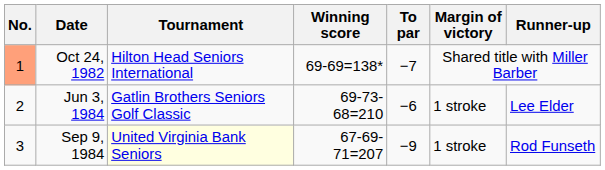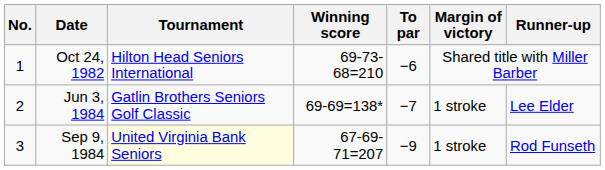(20, 65) lightsalmon background -> (20, 65) no background
(344, 65) 69-69=138* -> (358, 65) 69-73-68=210
(408, 65) −7 -> (408, 65) −6
(358, 105) 69-73-68=210 -> (344, 105) 69-69=138*
(408, 105) −6 -> (408, 105) −7
